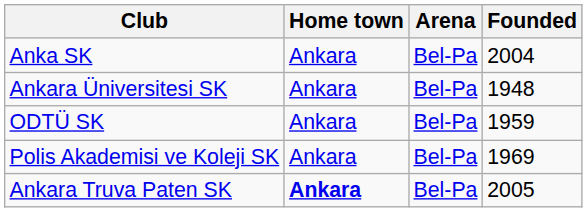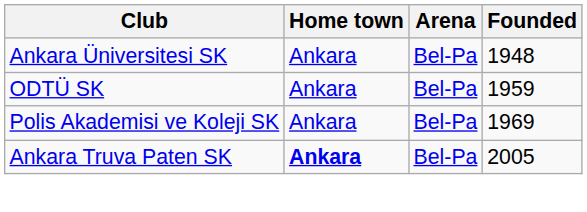- row: (51, 55)
